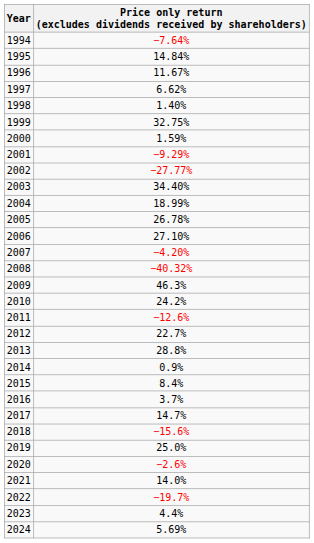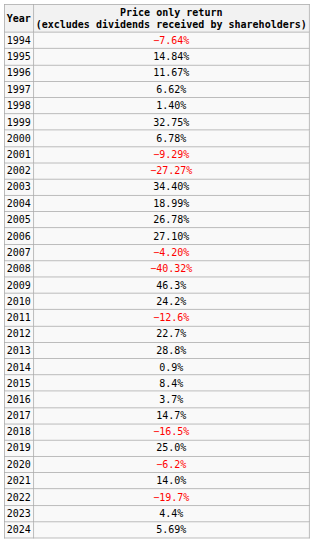(171, 138) 1.59% -> (171, 138) 6.78%
(171, 171) −27.77% -> (171, 171) −27.27%
(171, 432) −15.6% -> (171, 432) −16.5%
(171, 465) −2.6% -> (171, 465) −6.2%
